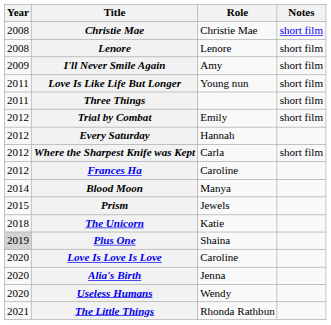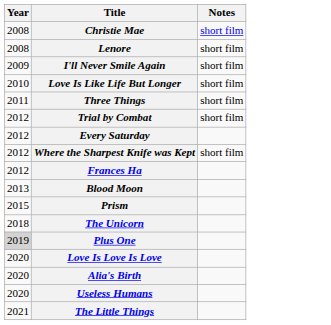- column: (237, 13)
(18, 83) 2011 -> (18, 83) 2010
(18, 188) 2014 -> (18, 188) 2013
